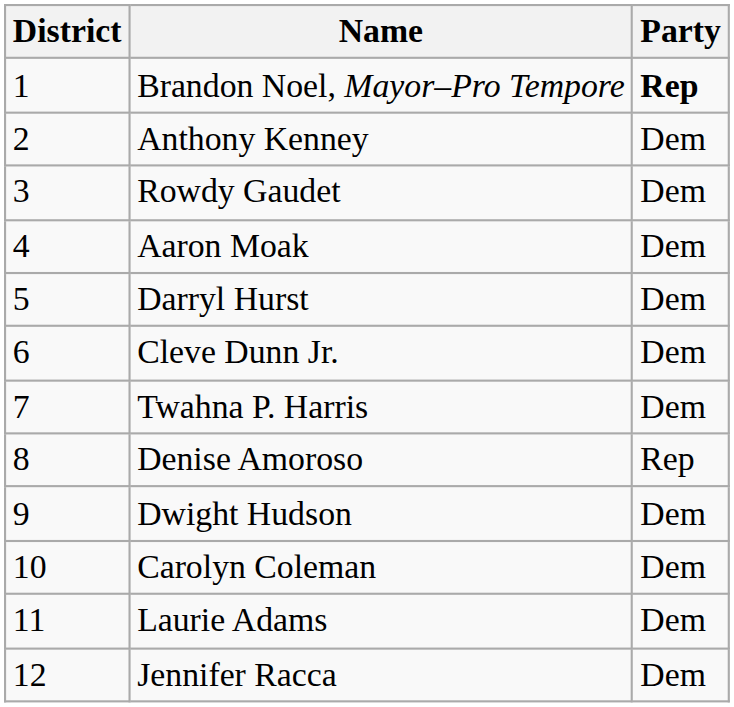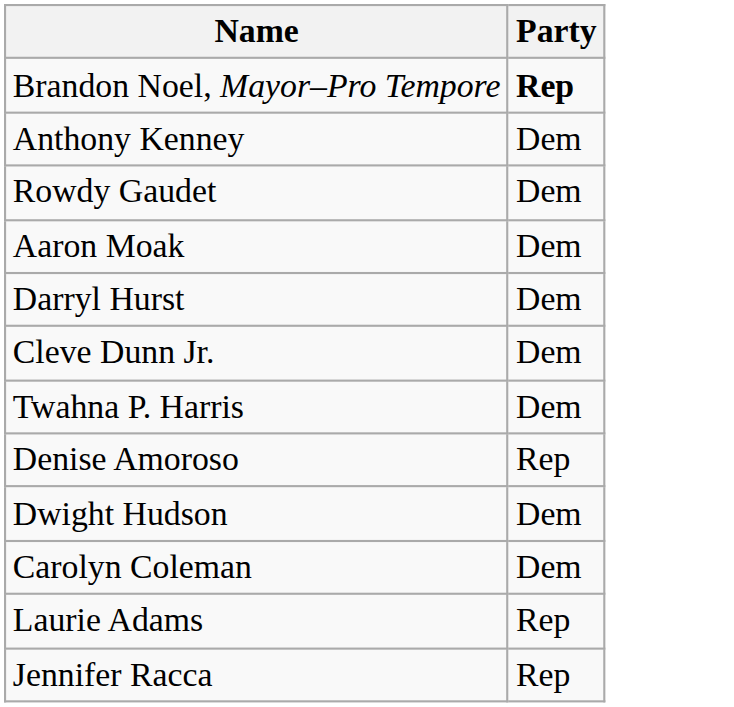- column: (67, 31)
(673, 620) Dem -> (543, 620) Rep
(673, 673) Dem -> (543, 673) Rep
